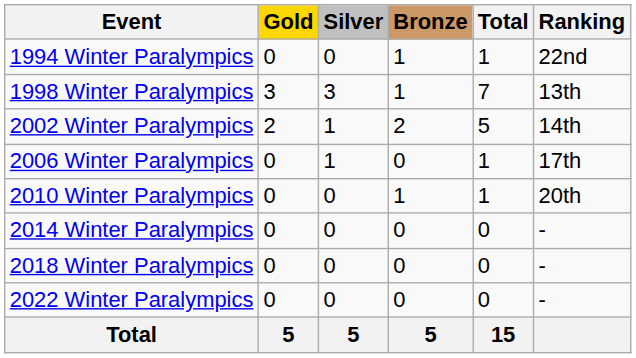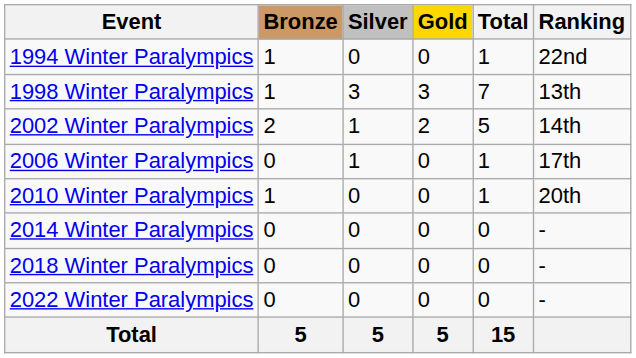columns swapped: (288, 21) <-> (430, 21)
